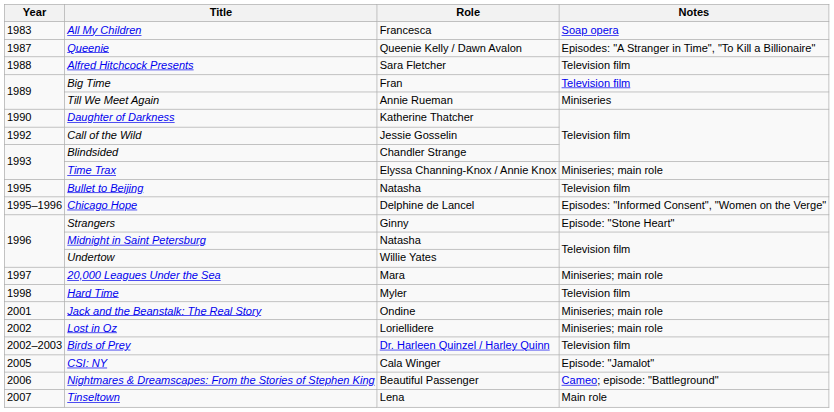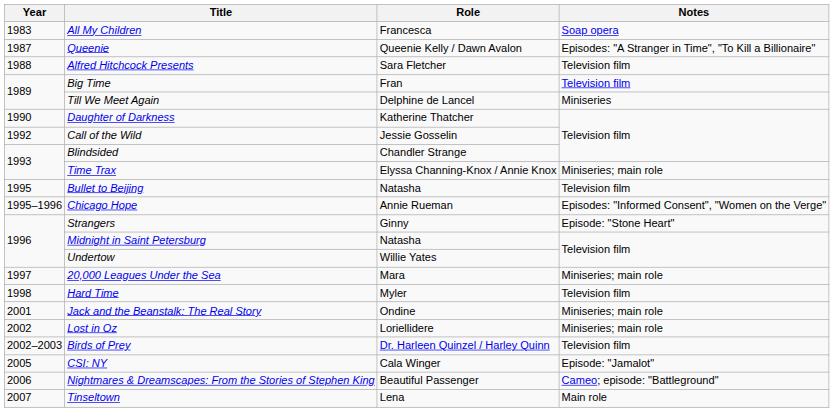(416, 100) Annie Rueman -> (427, 100) Delphine de Lancel
(427, 205) Delphine de Lancel -> (416, 205) Annie Rueman
